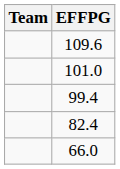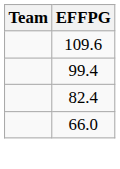- row: (83, 71)
